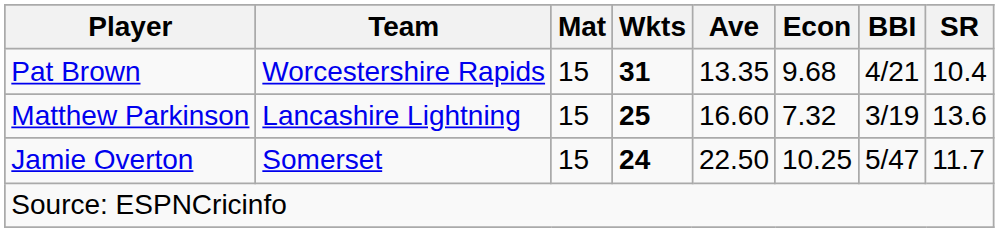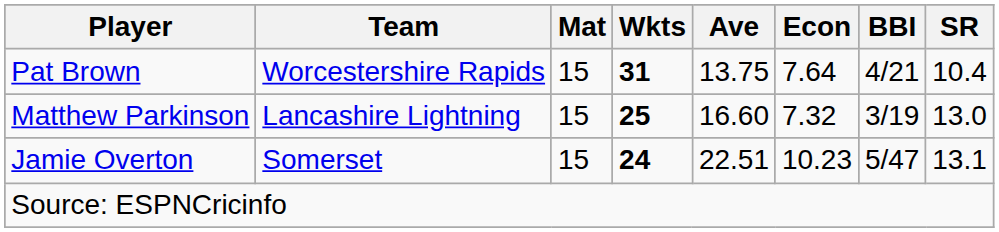(734, 71) 13.35 -> (734, 71) 13.75
(809, 71) 9.68 -> (809, 71) 7.64
(960, 115) 13.6 -> (960, 115) 13.0
(734, 159) 22.50 -> (734, 159) 22.51
(817, 159) 10.25 -> (817, 159) 10.23
(959, 159) 11.7 -> (960, 159) 13.1
